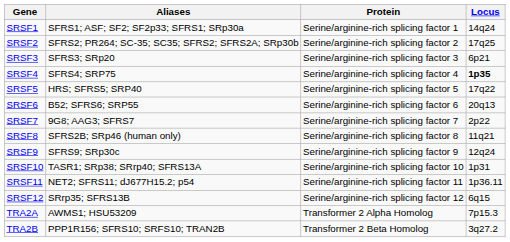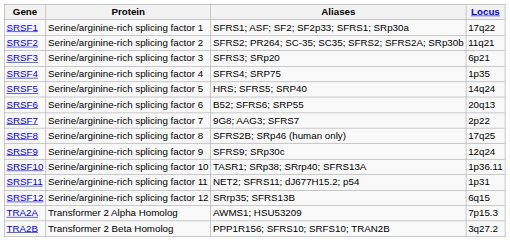columns swapped: (173, 12) <-> (383, 12)
(482, 27) 14q24 -> (482, 27) 17q22
(482, 43) 17q25 -> (481, 43) 11q21
(479, 74) bold -> (479, 74) normal
(482, 89) 17q22 -> (482, 89) 14q24
(481, 136) 11q21 -> (482, 136) 17q25
(479, 167) 1p31 -> (485, 167) 1p36.11
(485, 182) 1p36.11 -> (479, 182) 1p31
